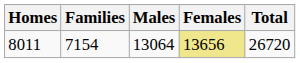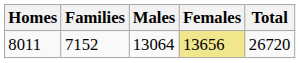(82, 44) 7154 -> (82, 44) 7152
